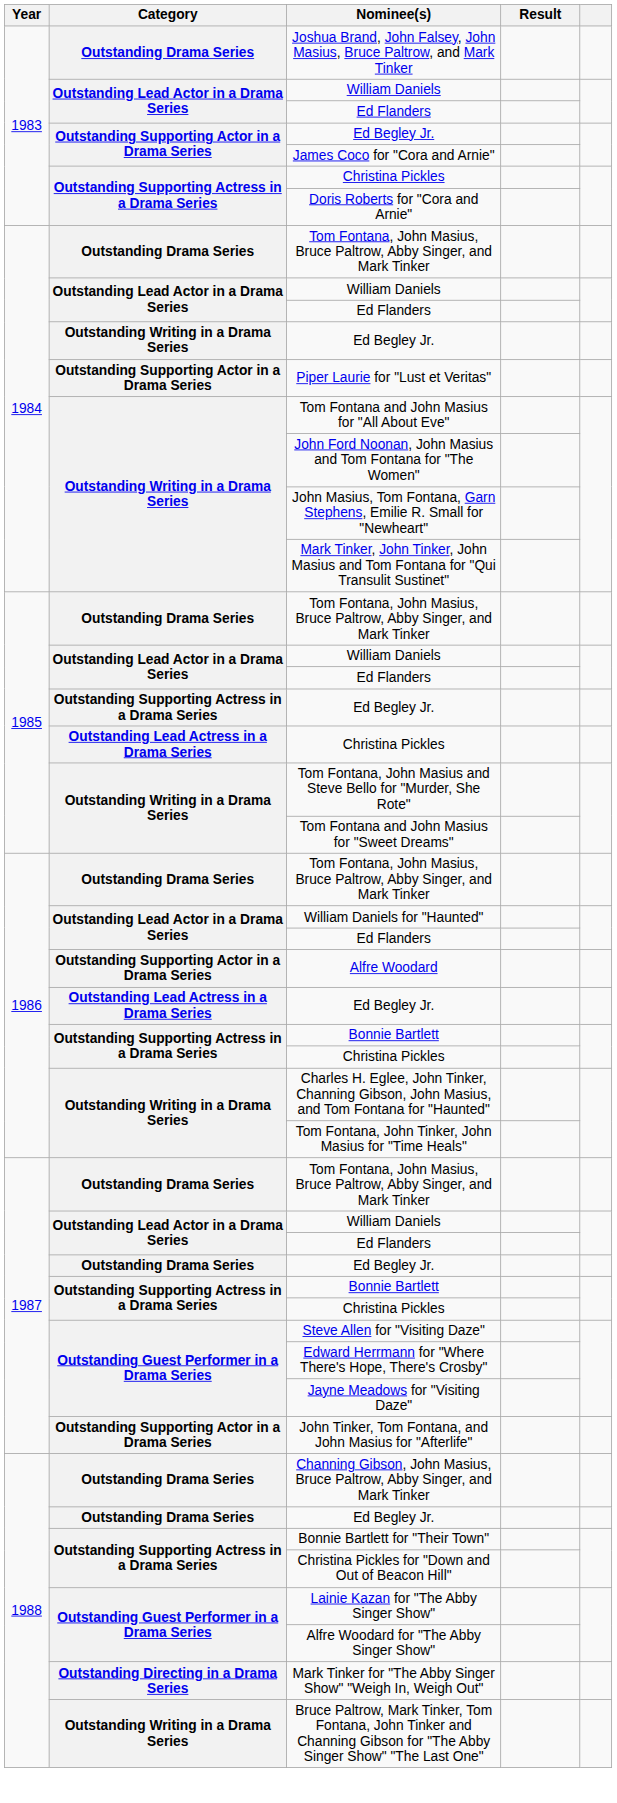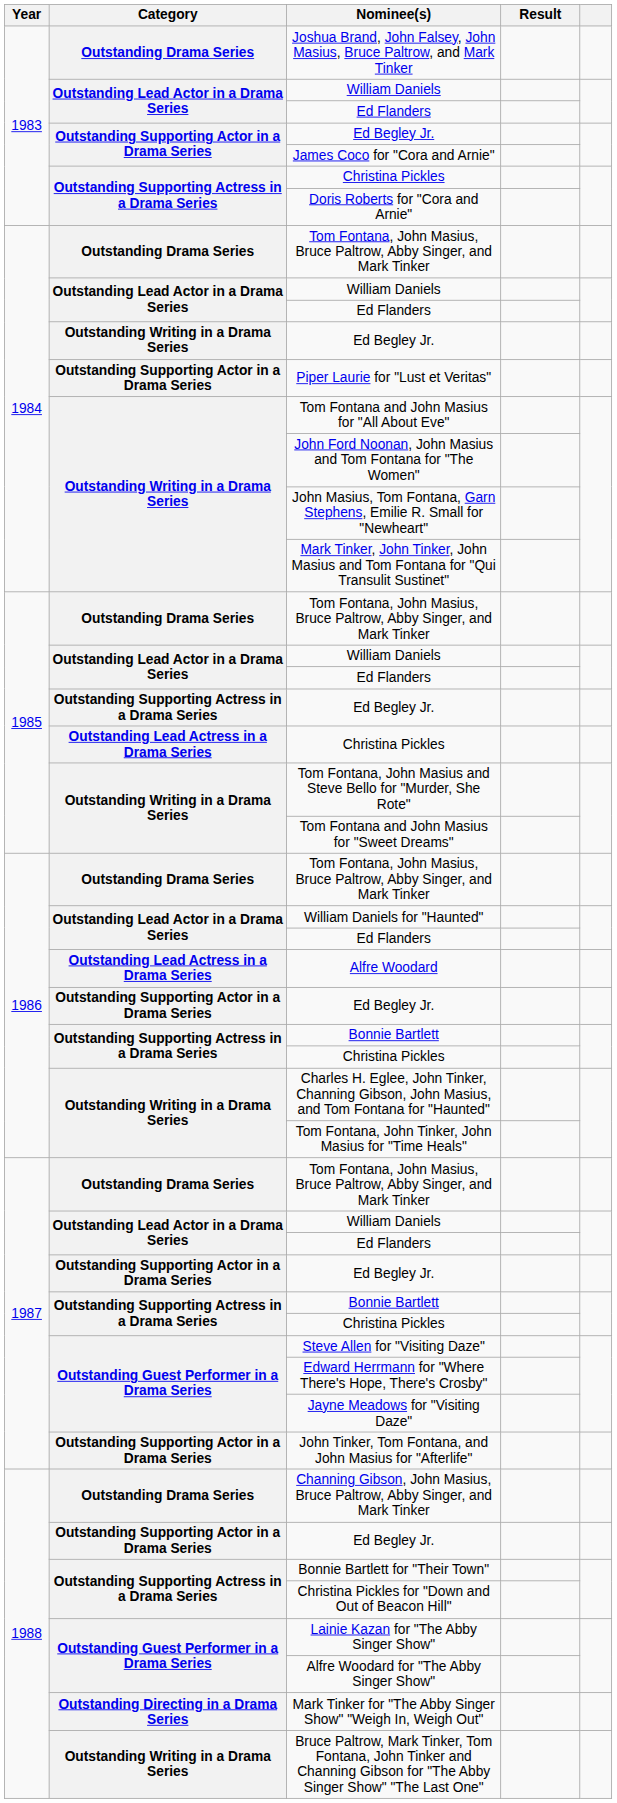(168, 968) Outstanding Supporting Actor in a Drama Series -> (168, 968) Outstanding Lead Actress in a Drama Series
(168, 1005) Outstanding Lead Actress in a Drama Series -> (168, 1005) Outstanding Supporting Actor in a Drama Series
(168, 1265) Outstanding Drama Series -> (168, 1273) Outstanding Supporting Actor in a Drama Series
(168, 1517) Outstanding Drama Series -> (168, 1540) Outstanding Supporting Actor in a Drama Series
